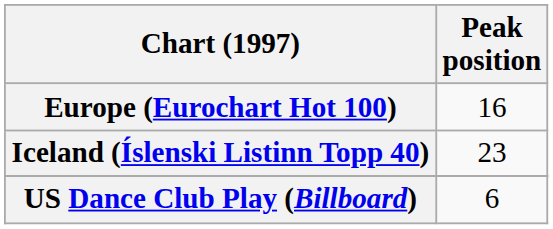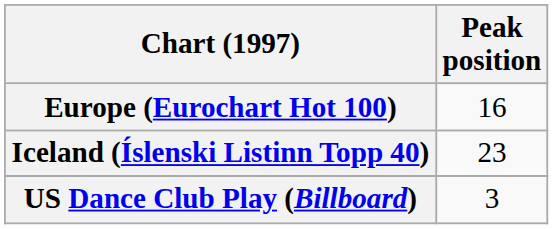(492, 198) 6 -> (492, 198) 3
